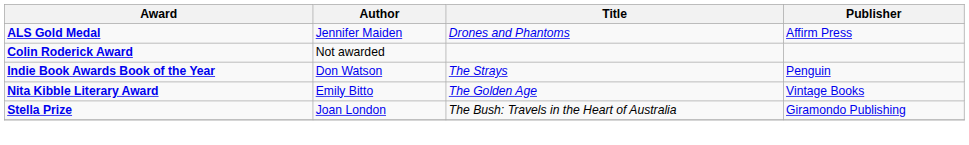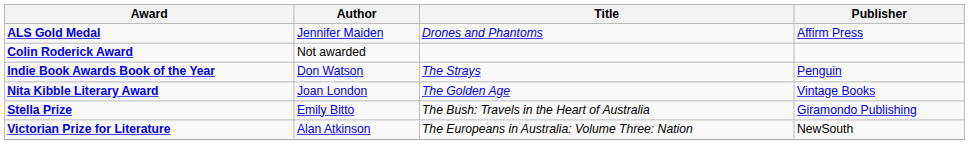(344, 91) Emily Bitto -> (332, 91) Joan London
(351, 110) Joan London -> (326, 110) Emily Bitto
+ row: (89, 129)
